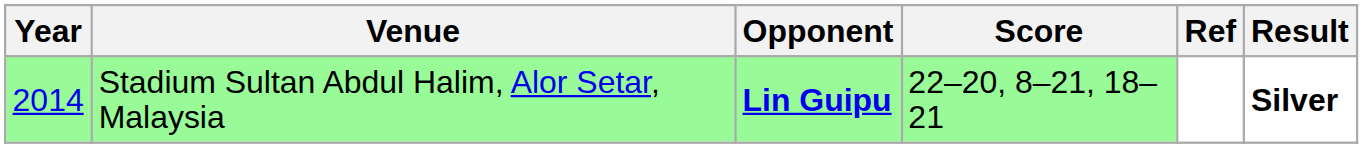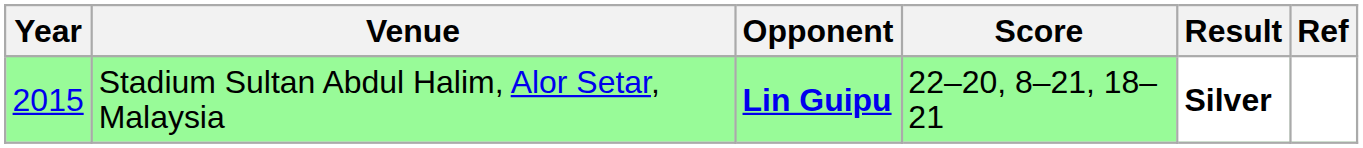columns swapped: (1300, 31) <-> (1210, 31)
(48, 99) 2014 -> (48, 99) 2015
